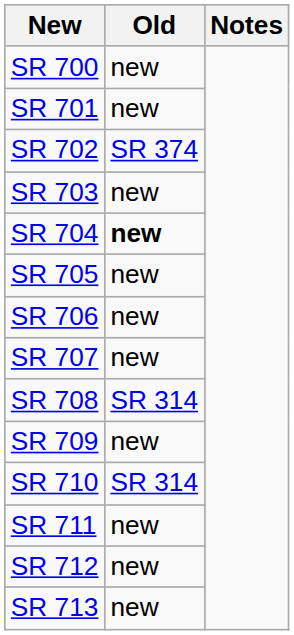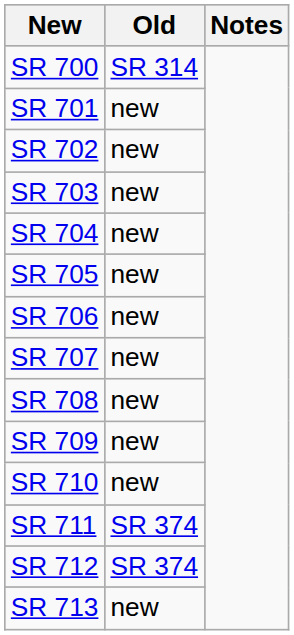(135, 66) new -> (154, 66) SR 314
(154, 150) SR 374 -> (135, 150) new
(136, 233) bold -> (135, 233) normal
(154, 399) SR 314 -> (135, 399) new
(154, 483) SR 314 -> (135, 483) new
(135, 524) new -> (154, 524) SR 374
(135, 566) new -> (154, 566) SR 374
